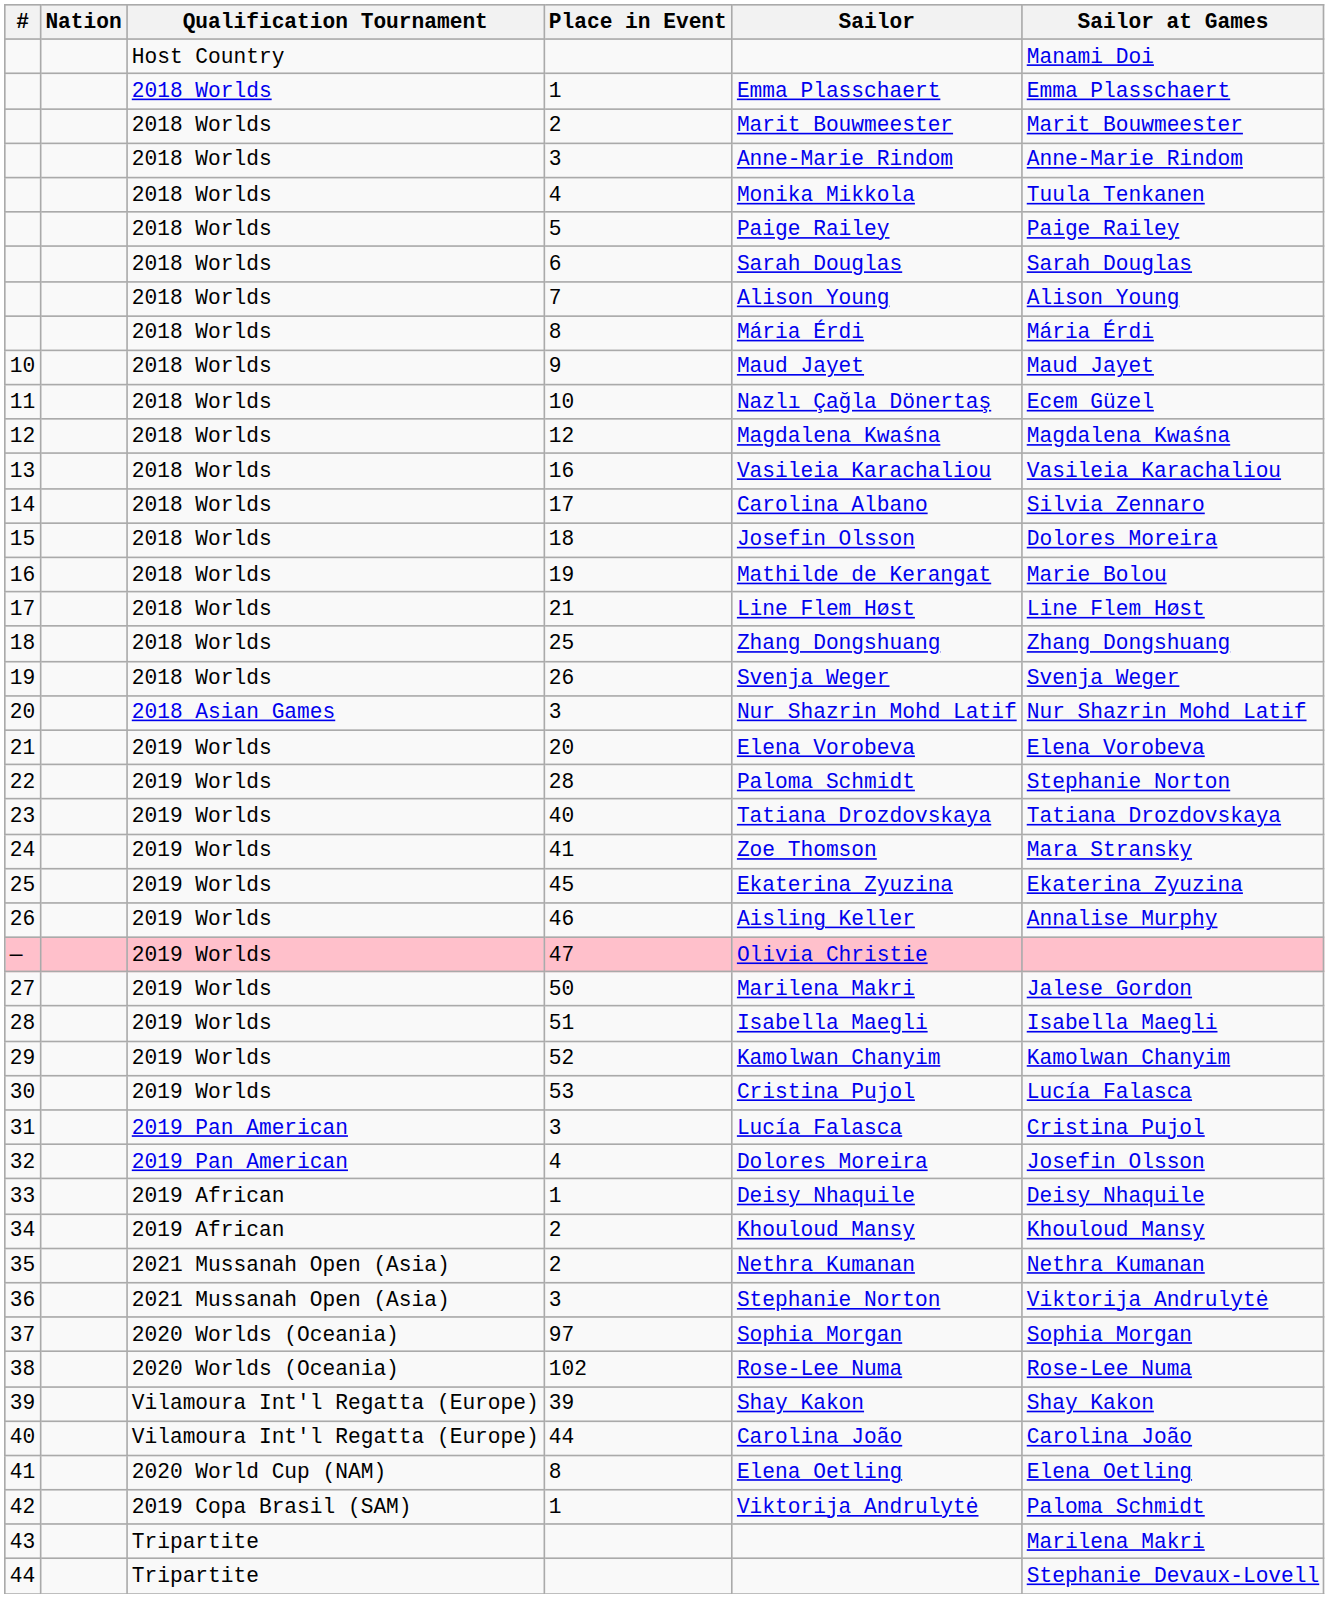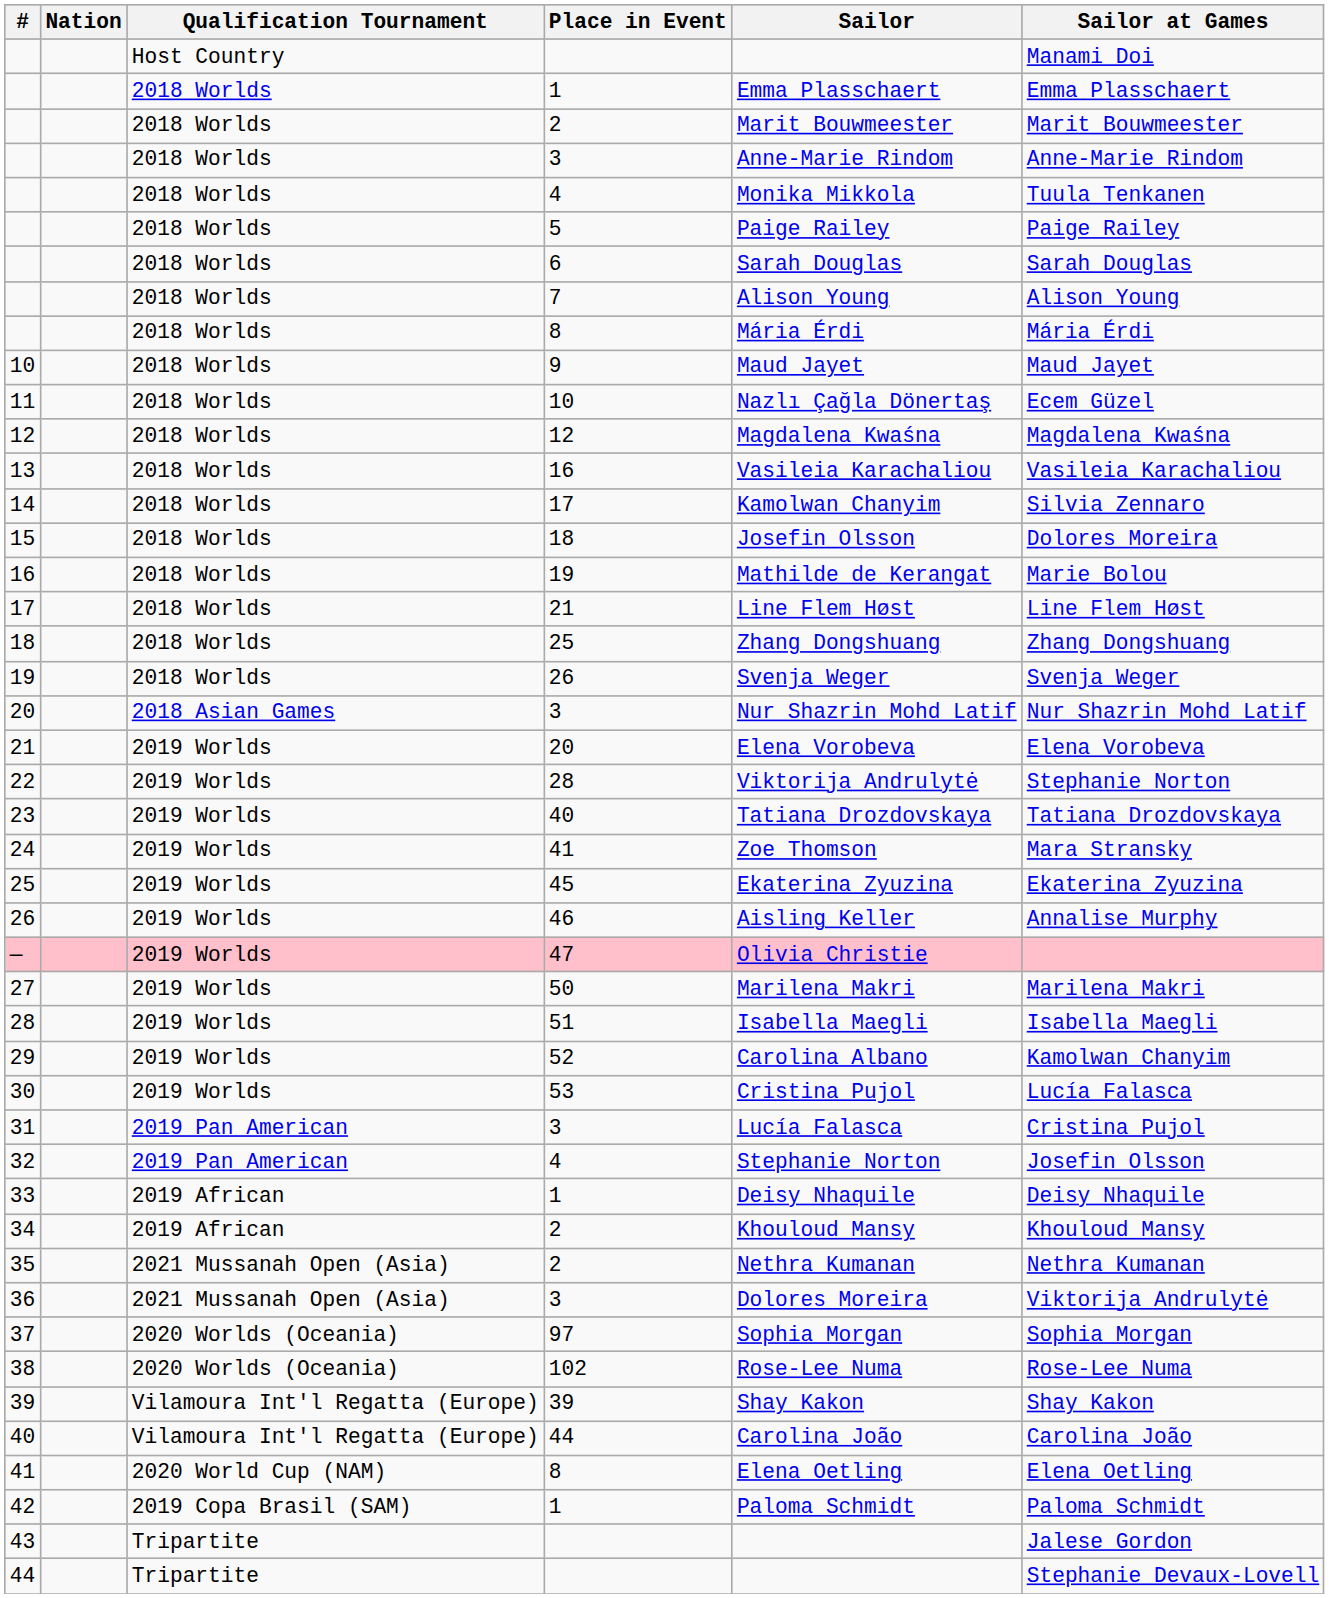(832, 506) Carolina Albano -> (839, 506) Kamolwan Chanyim
(826, 782) Paloma Schmidt -> (858, 782) Viktorija Andrulytė
(1109, 989) Jalese Gordon -> (1116, 989) Marilena Makri
(839, 1058) Kamolwan Chanyim -> (832, 1058) Carolina Albano
(832, 1162) Dolores Moreira -> (839, 1162) Stephanie Norton
(839, 1300) Stephanie Norton -> (832, 1300) Dolores Moreira
(858, 1507) Viktorija Andrulytė -> (826, 1507) Paloma Schmidt
(1116, 1542) Marilena Makri -> (1109, 1542) Jalese Gordon
